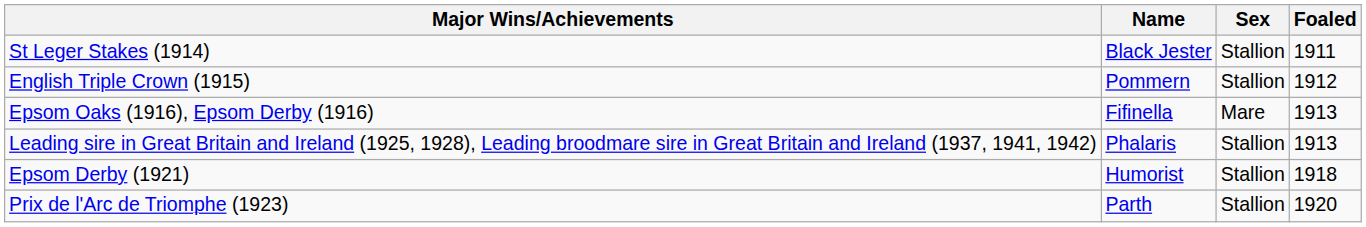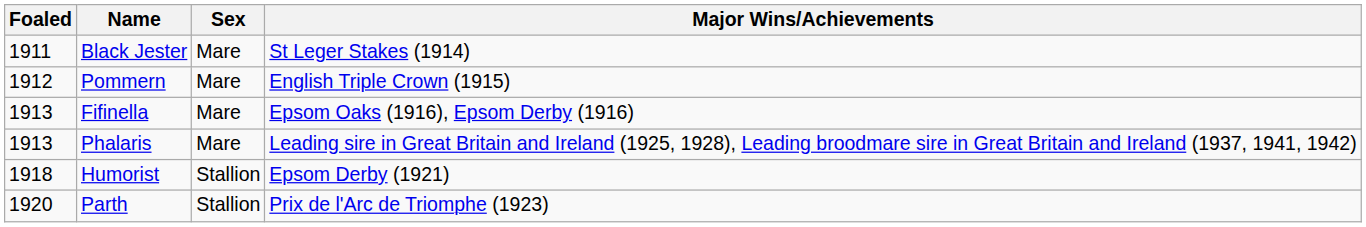columns swapped: (1325, 19) <-> (553, 19)
(1253, 50) Stallion -> (219, 50) Mare
(1253, 81) Stallion -> (219, 81) Mare
(1253, 143) Stallion -> (219, 143) Mare
